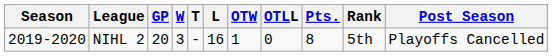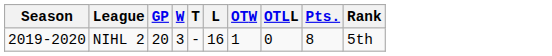- column: (466, 16)
